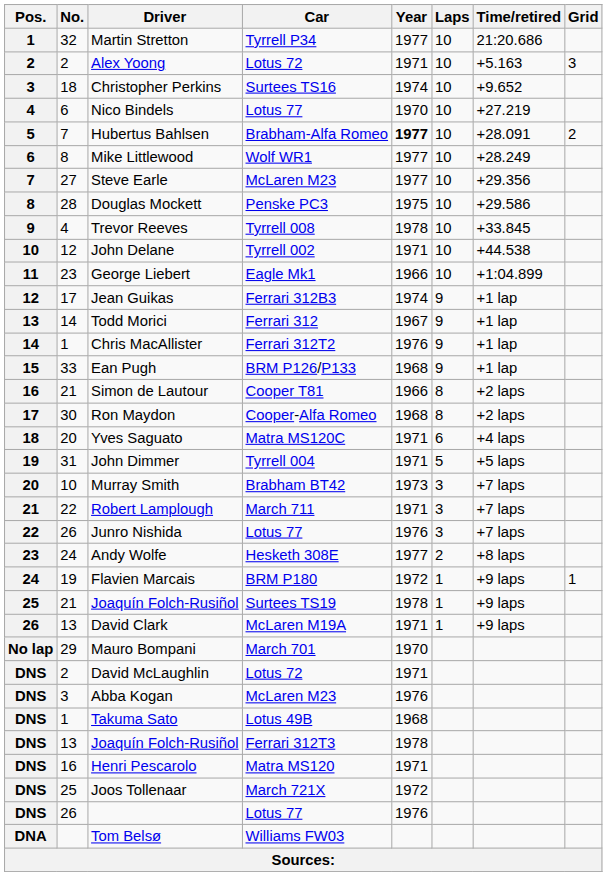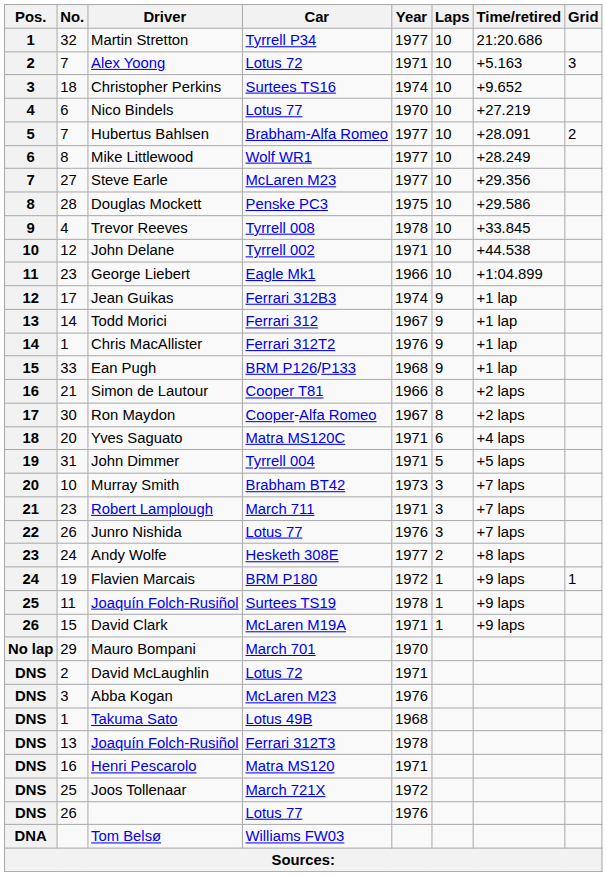(64, 63) 2 -> (64, 63) 7
(411, 134) bold -> (411, 134) normal
(411, 415) 1968 -> (411, 415) 1967
(68, 509) 22 -> (68, 509) 23
(68, 602) 21 -> (68, 602) 11
(68, 626) 13 -> (68, 626) 15
